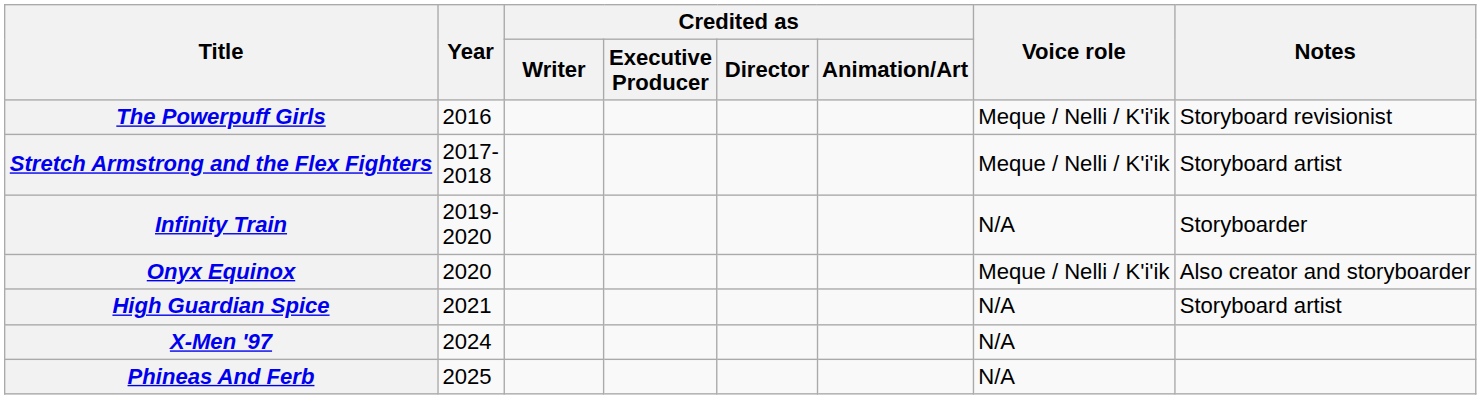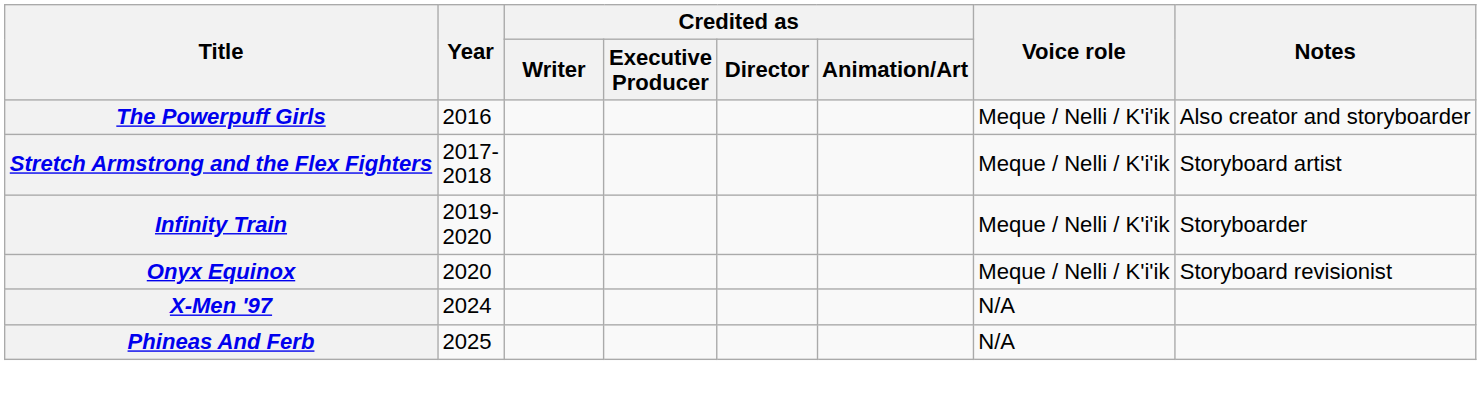(1286, 116) Storyboard revisionist -> (1325, 116) Also creator and storyboarder
(997, 224) N/A -> (1074, 224) Meque / Nelli / K'i'ik
(1325, 271) Also creator and storyboarder -> (1286, 271) Storyboard revisionist
- row: (221, 306)
